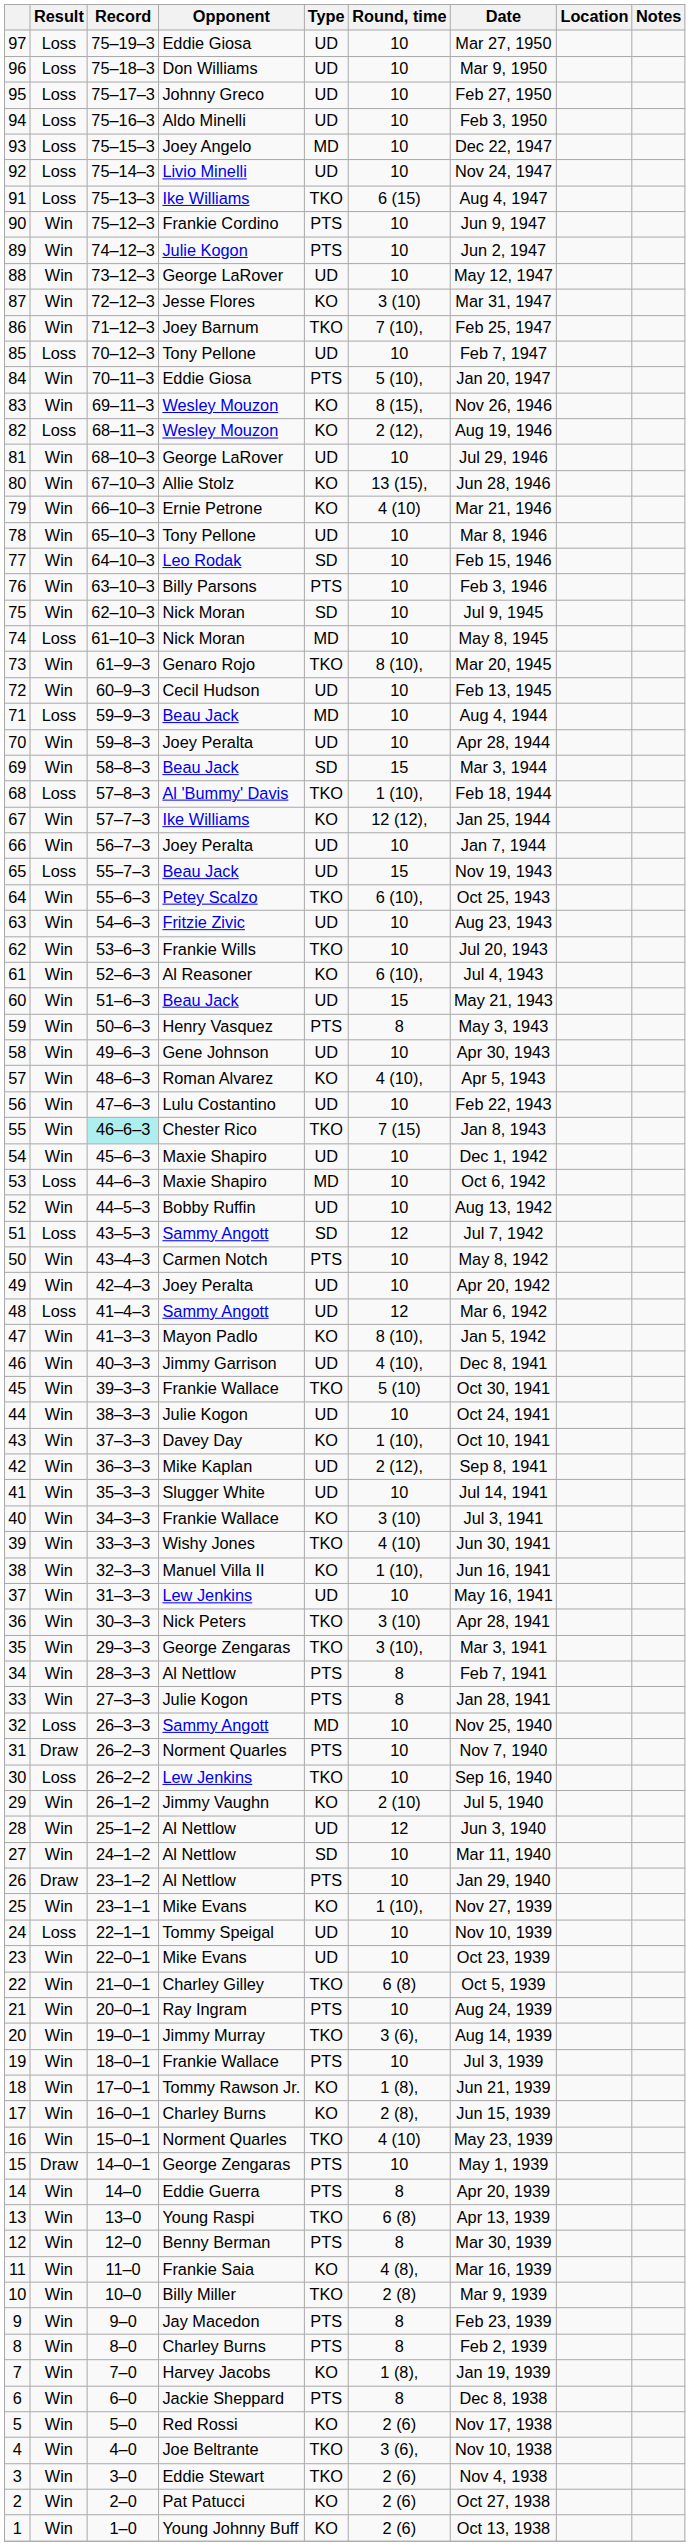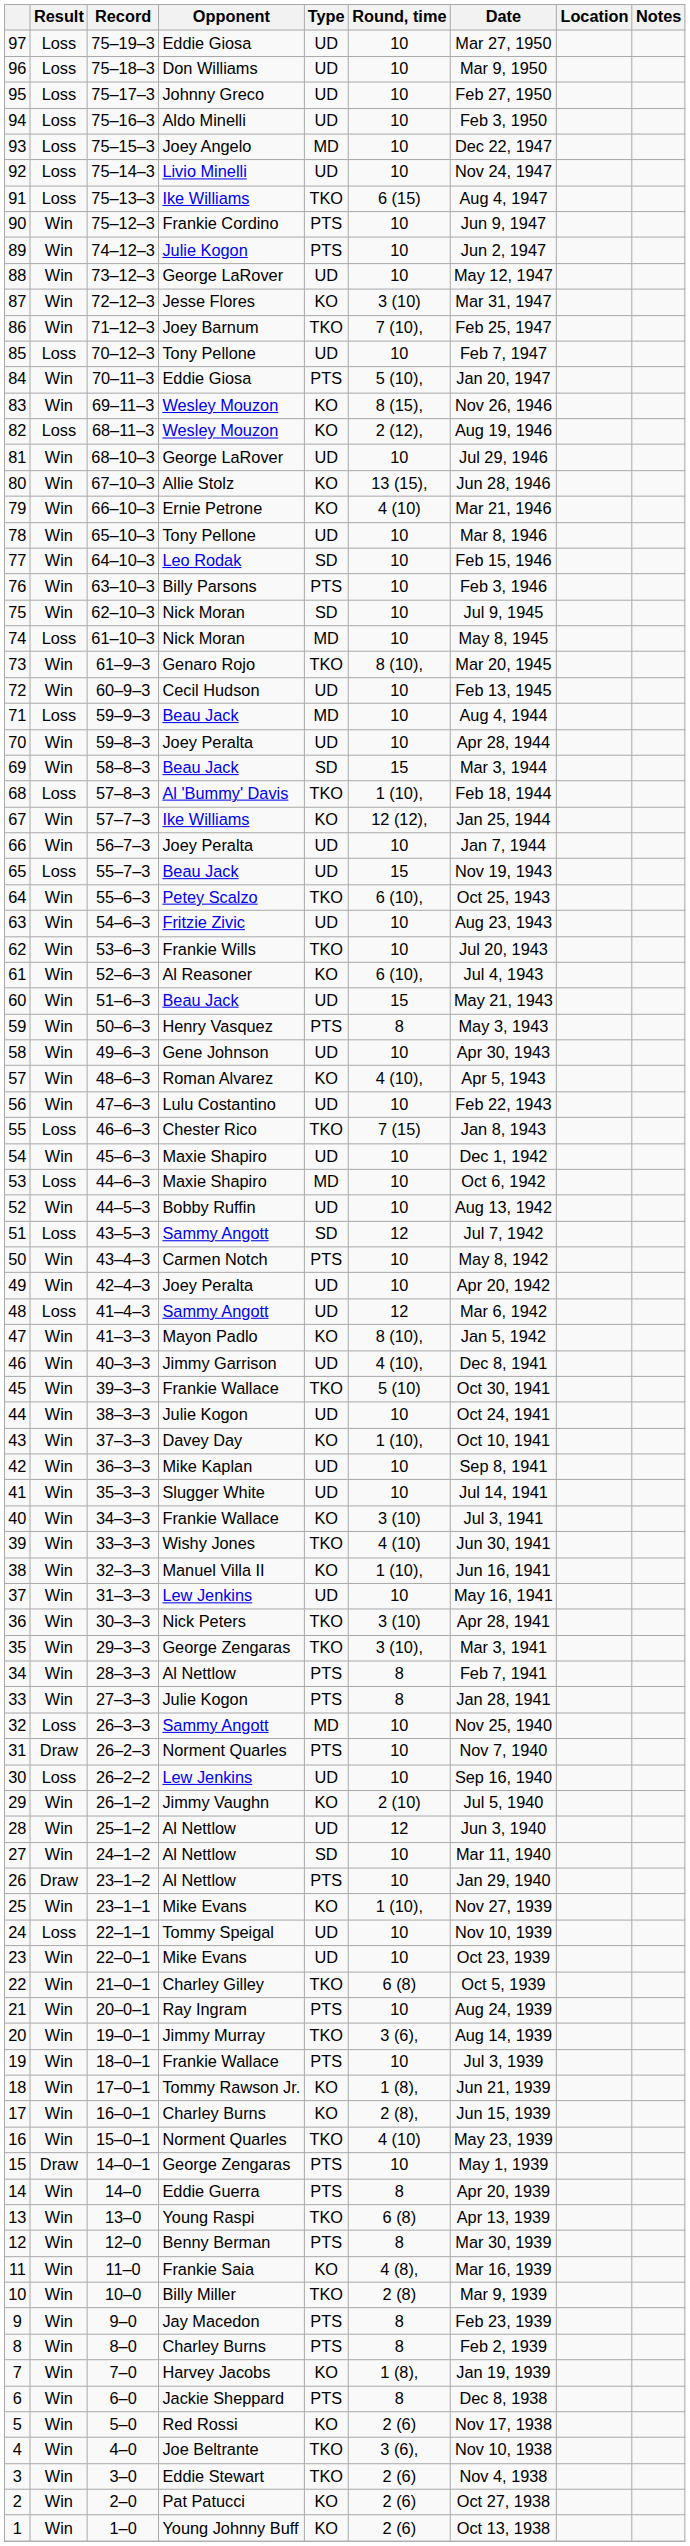(59, 1130) Win -> (59, 1130) Loss
(123, 1130) paleturquoise background -> (123, 1130) no background
(399, 1466) 2 (12), -> (399, 1466) 10
(326, 1777) TKO -> (326, 1777) UD
